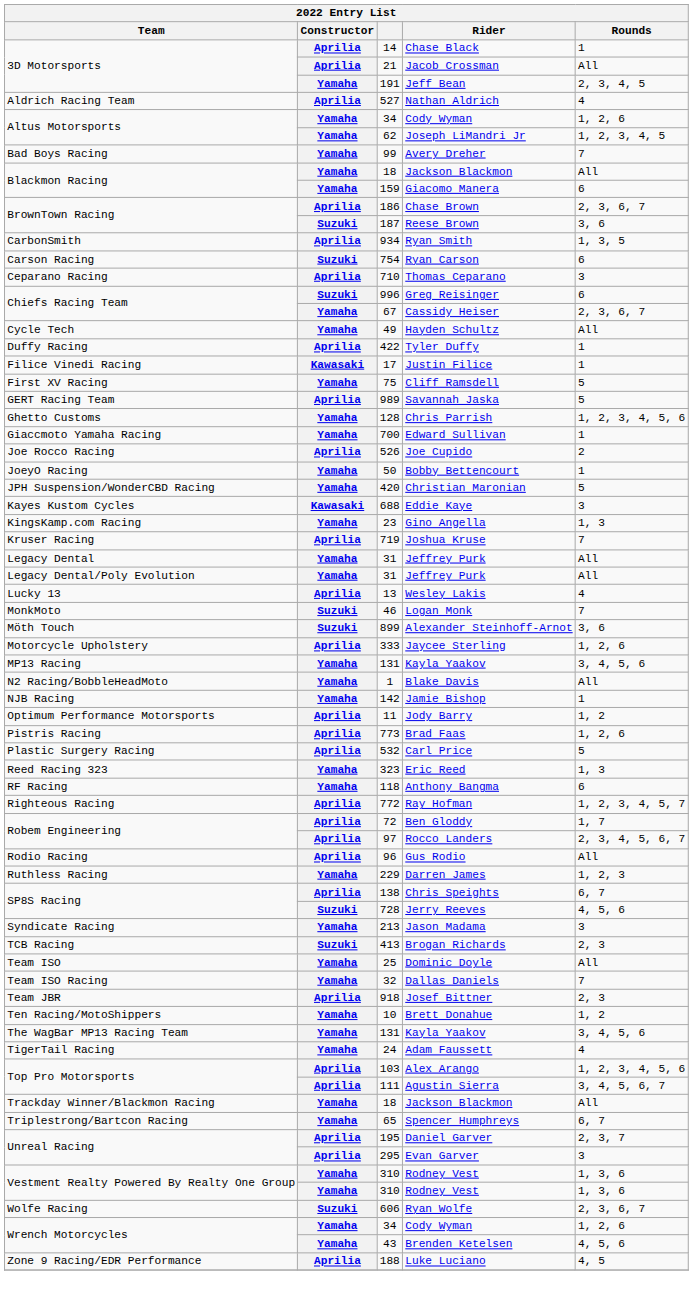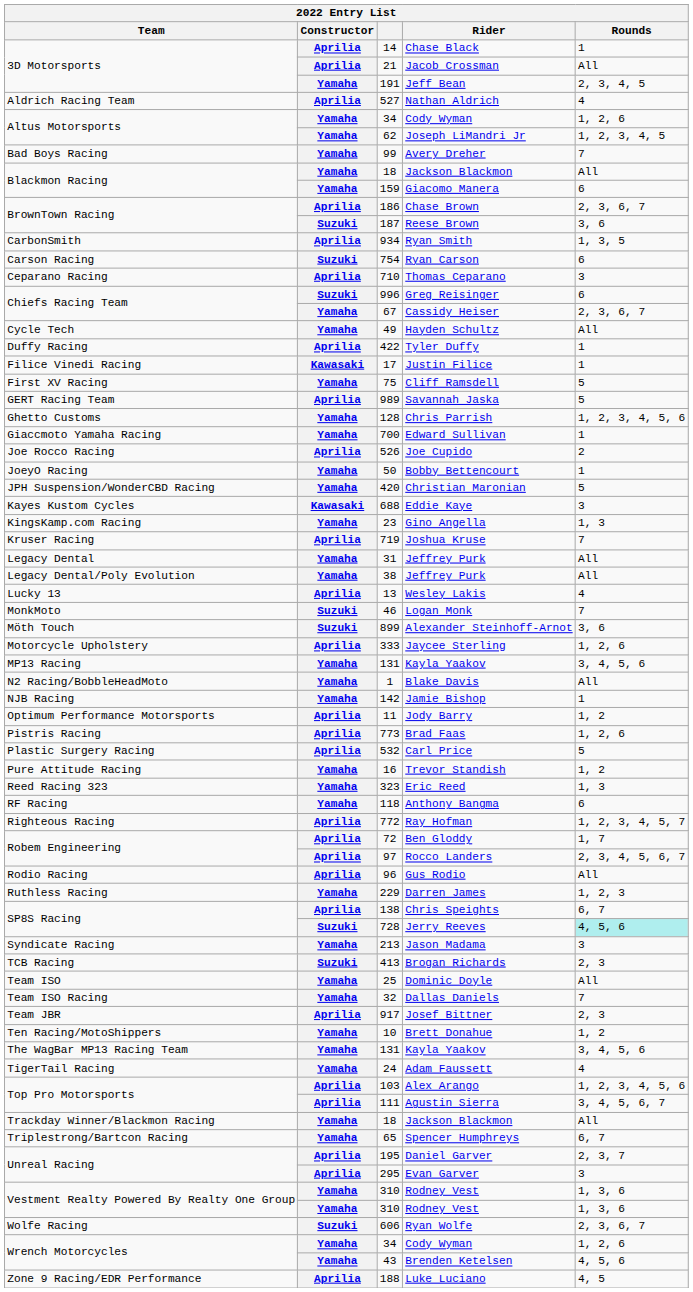(390, 576) 31 -> (390, 576) 38
+ row: (74, 769)
(602, 910) no background -> (602, 928) paleturquoise background
(390, 998) 918 -> (390, 1015) 917
